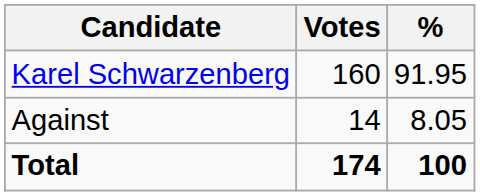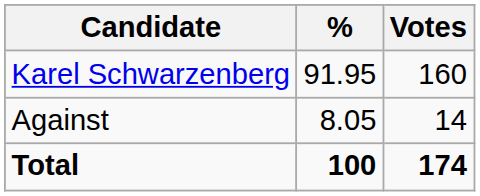columns swapped: (342, 27) <-> (430, 27)
